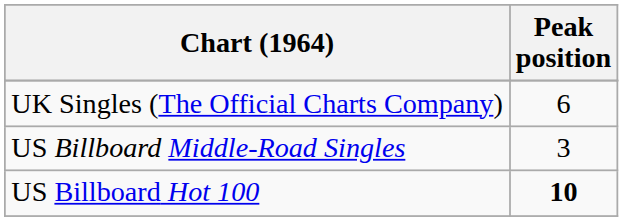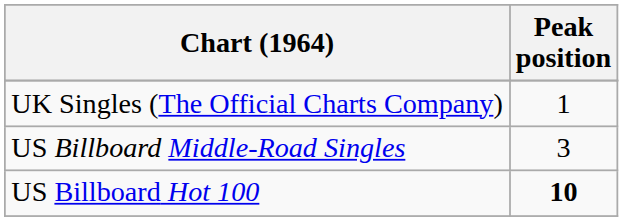(564, 103) 6 -> (564, 103) 1
